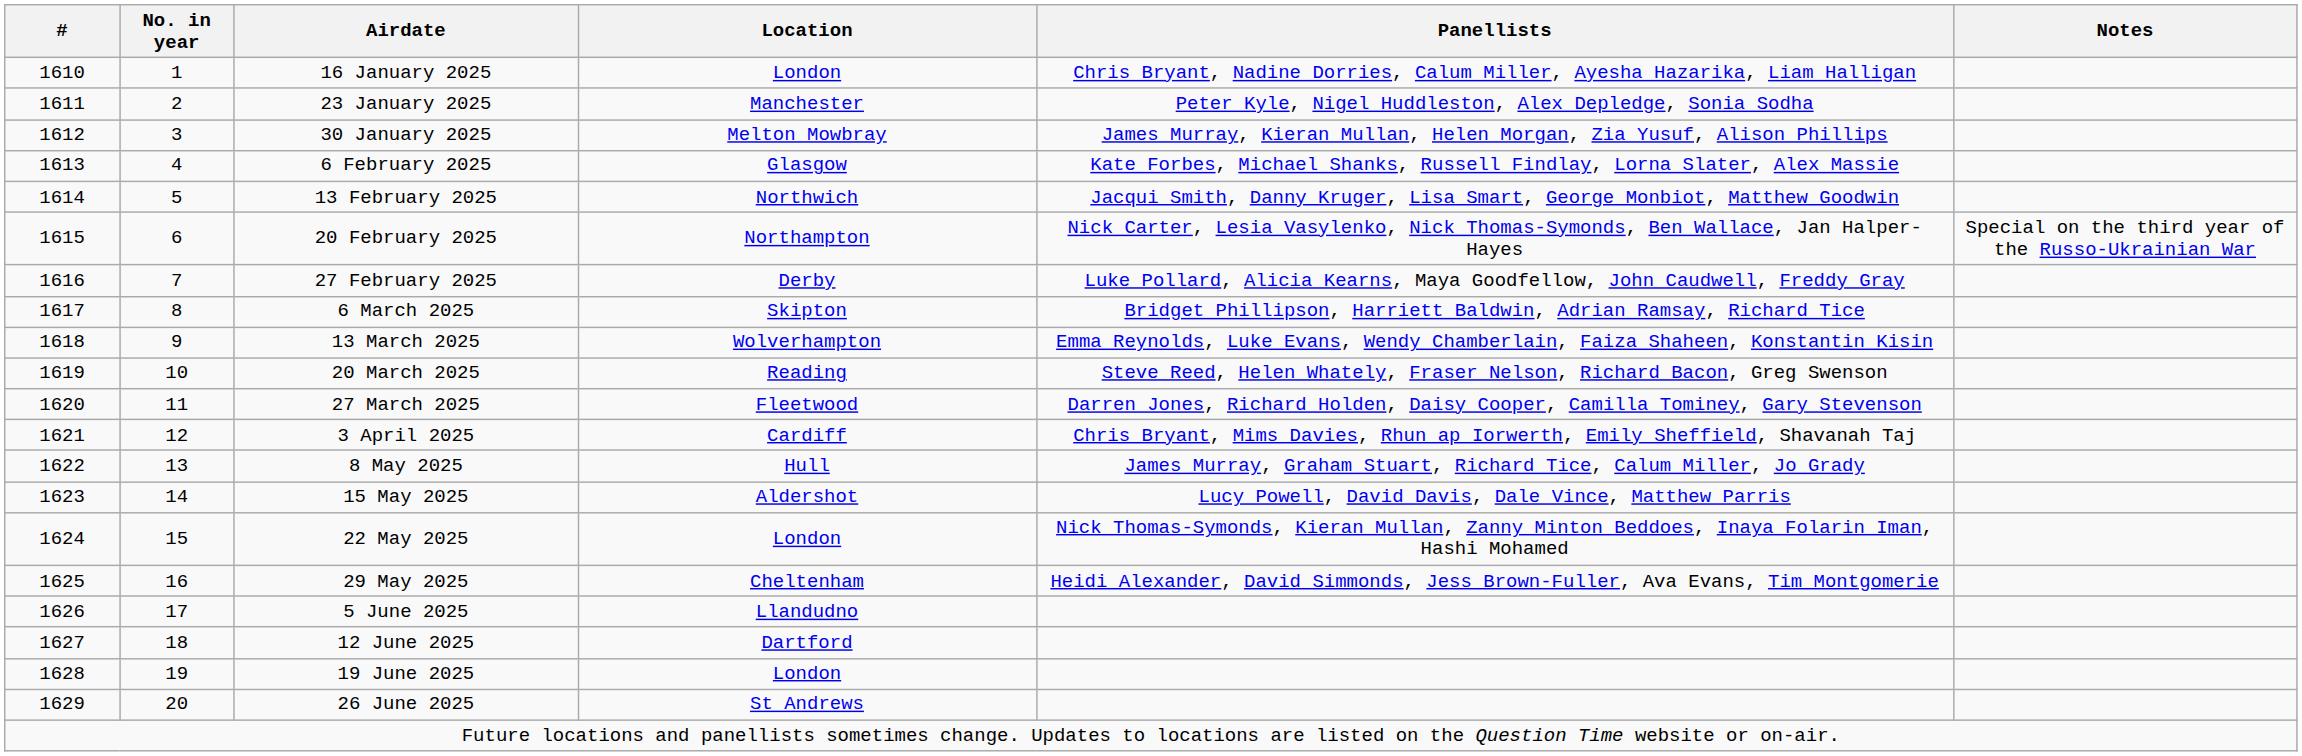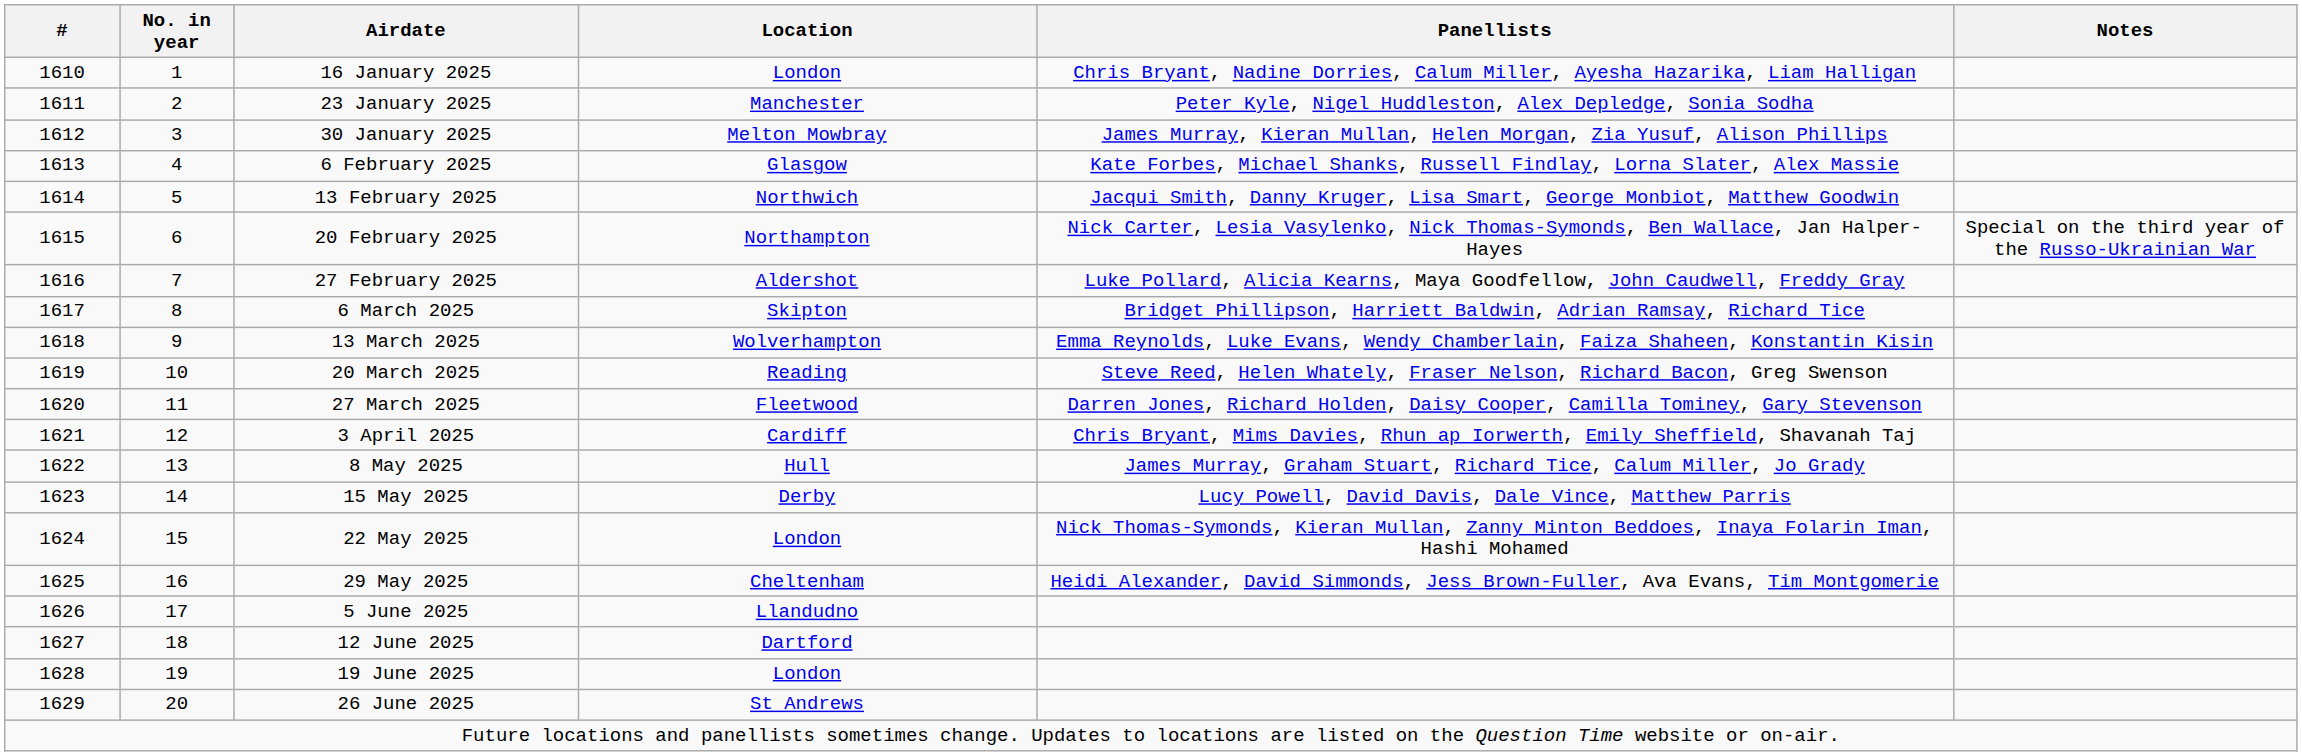(807, 281) Derby -> (807, 281) Aldershot
(807, 497) Aldershot -> (807, 497) Derby
